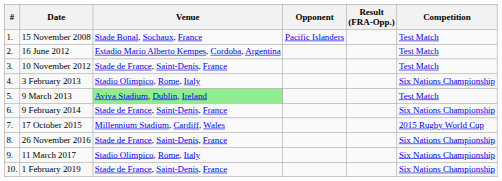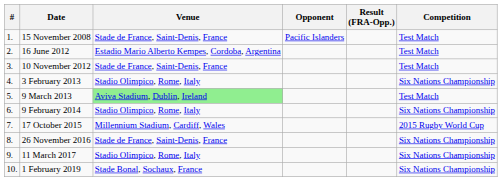(148, 37) Stade Bonal, Sochaux, France -> (161, 37) Stade de France, Saint-Denis, France
(161, 111) Stade de France, Saint-Denis, France -> (147, 111) Stadio Olimpico, Rome, Italy
(161, 170) Stade de France, Saint-Denis, France -> (148, 170) Stade Bonal, Sochaux, France
